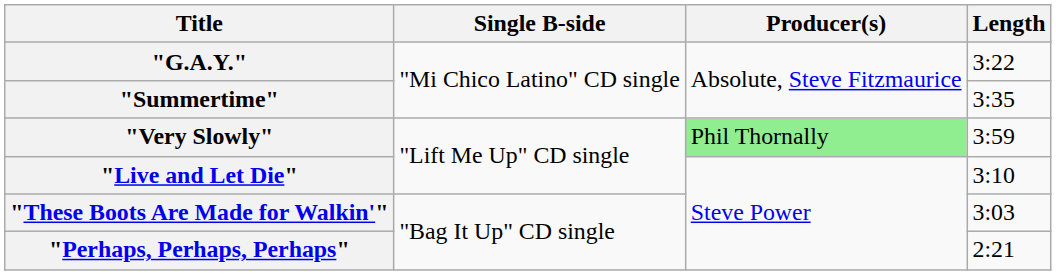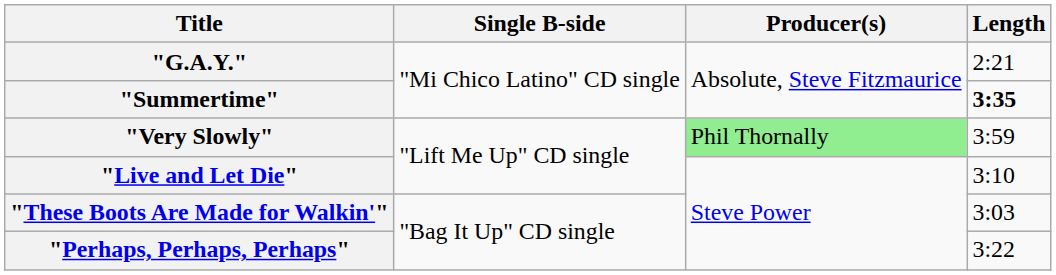(994, 61) 3:22 -> (994, 61) 2:21
(994, 99) normal -> (994, 99) bold
(994, 250) 2:21 -> (994, 250) 3:22
